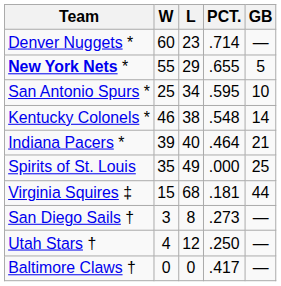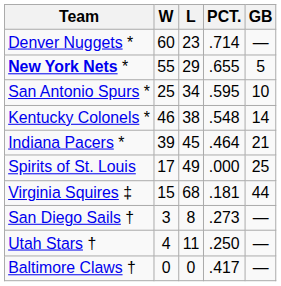(191, 142) 40 -> (191, 142) 45
(166, 167) 35 -> (166, 167) 17
(191, 243) 12 -> (191, 243) 11
